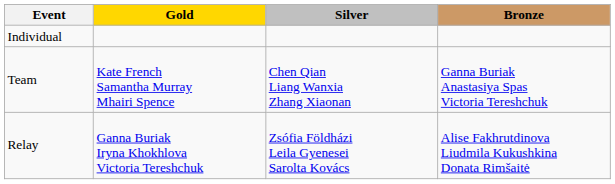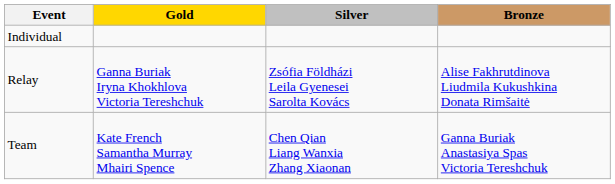rows swapped: (22, 79) <-> (23, 145)
